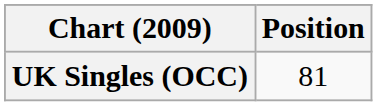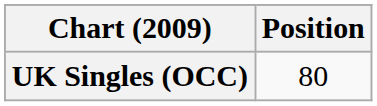(313, 75) 81 -> (313, 75) 80
